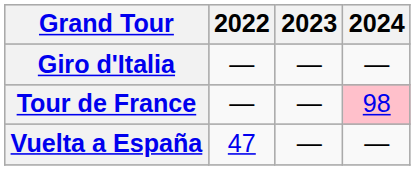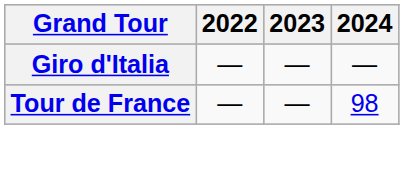(377, 104) pink background -> (365, 104) no background
- row: (106, 143)
